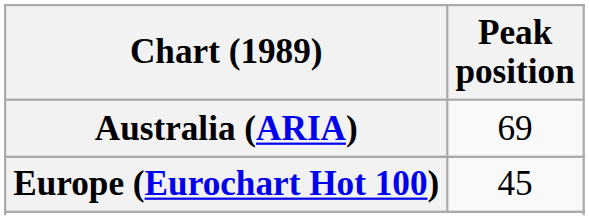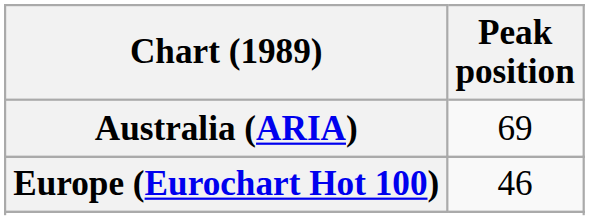(515, 183) 45 -> (515, 183) 46
